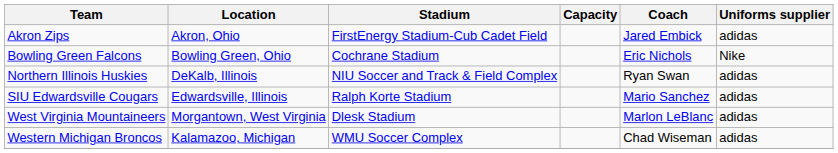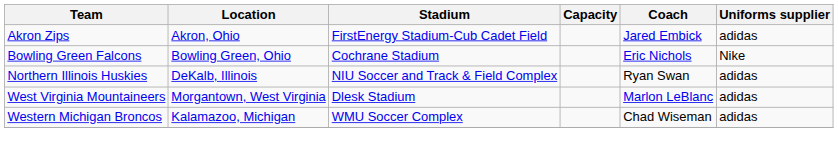- row: (83, 96)
